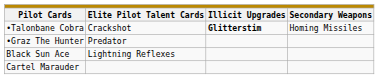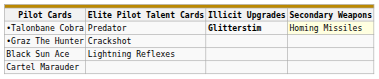(110, 28) Crackshot -> (107, 28) Predator
(326, 28) no background -> (326, 28) lightyellow background
(107, 41) Predator -> (110, 41) Crackshot
